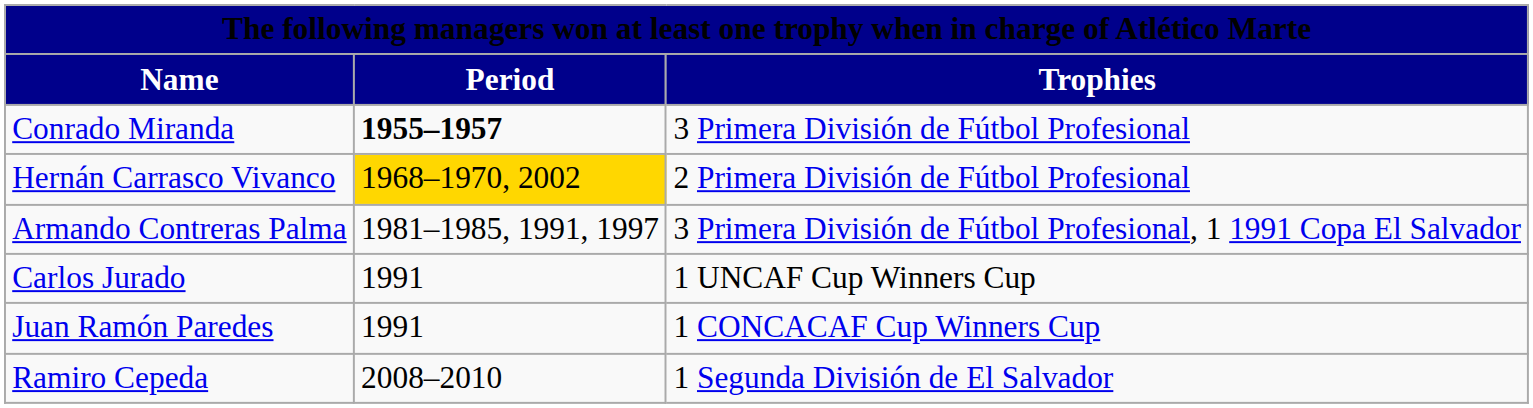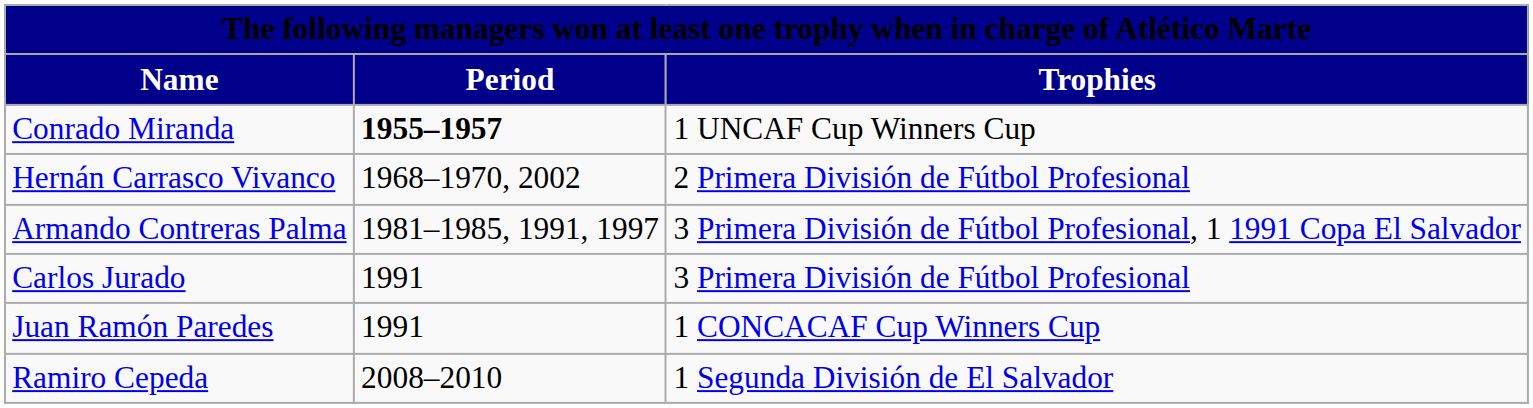(932, 128) 3 Primera División de Fútbol Profesional -> (855, 128) 1 UNCAF Cup Winners Cup
(471, 178) gold background -> (471, 178) no background
(855, 278) 1 UNCAF Cup Winners Cup -> (932, 278) 3 Primera División de Fútbol Profesional
